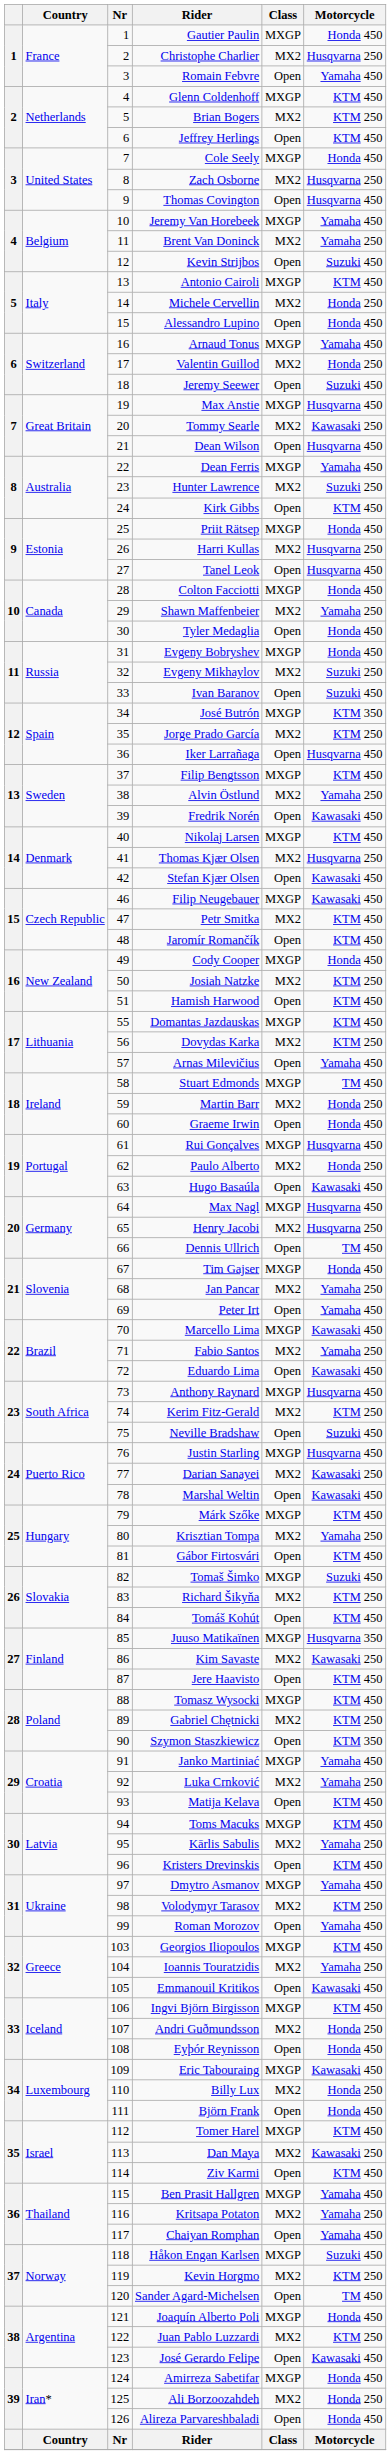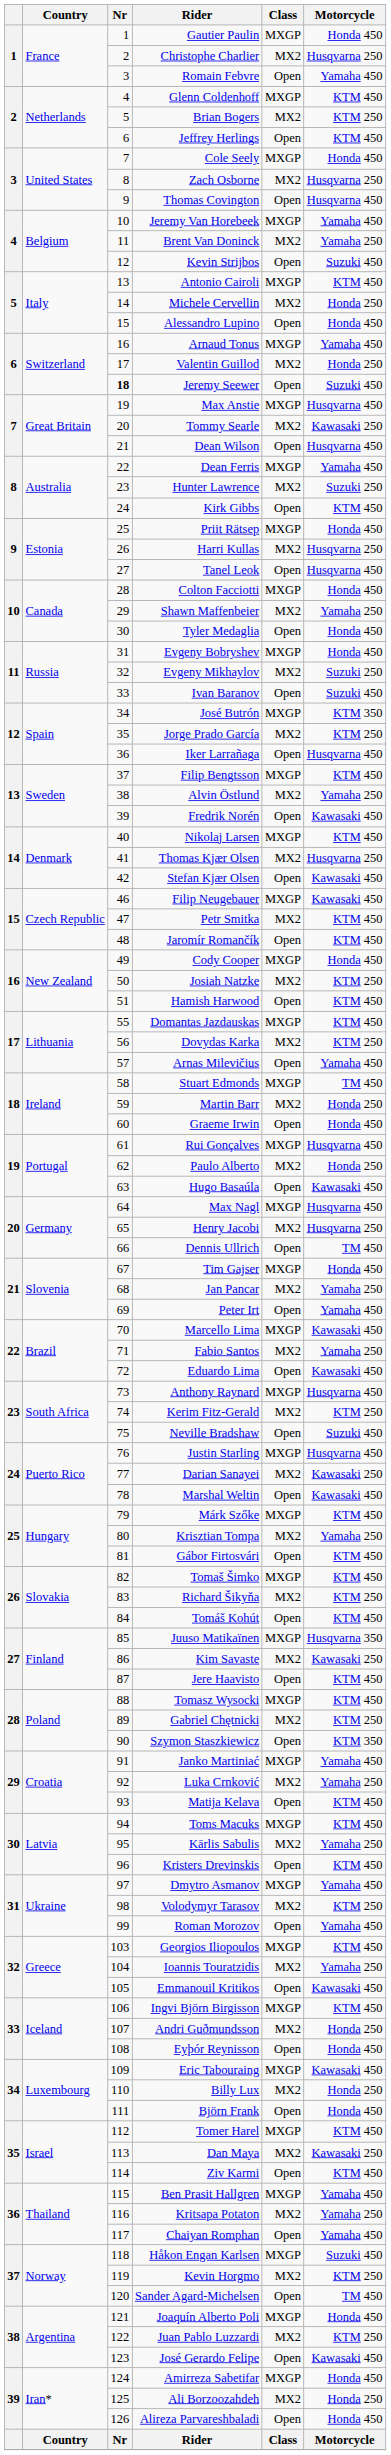(123, 384) normal -> (123, 384) bold
(354, 1576) Suzuki 450 -> (358, 1576) KTM 450
